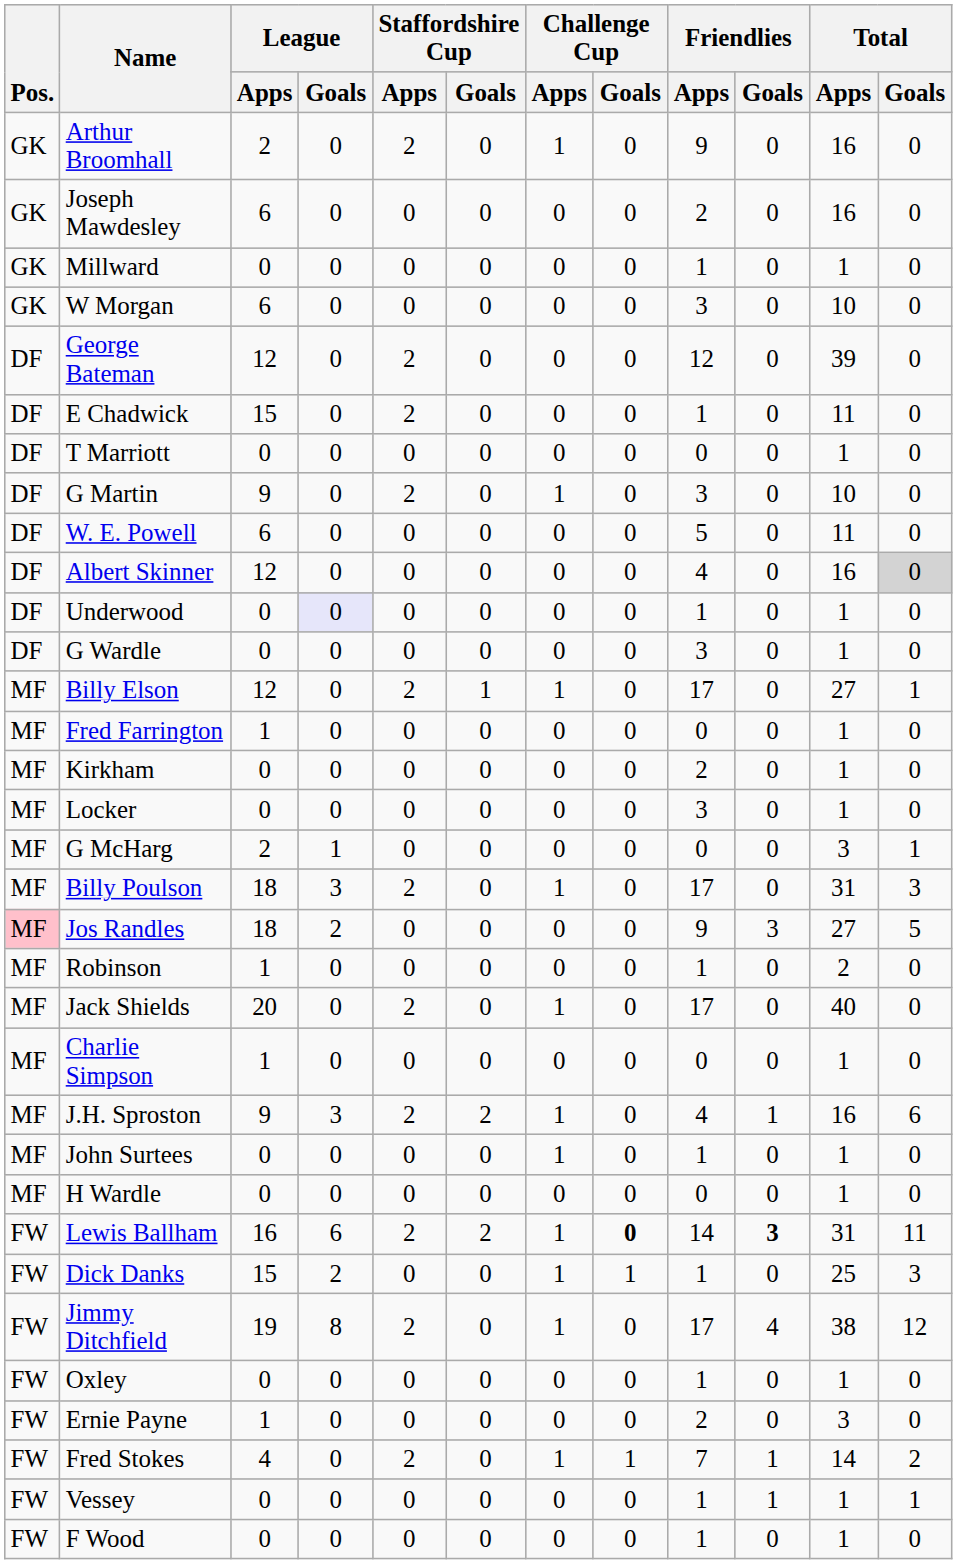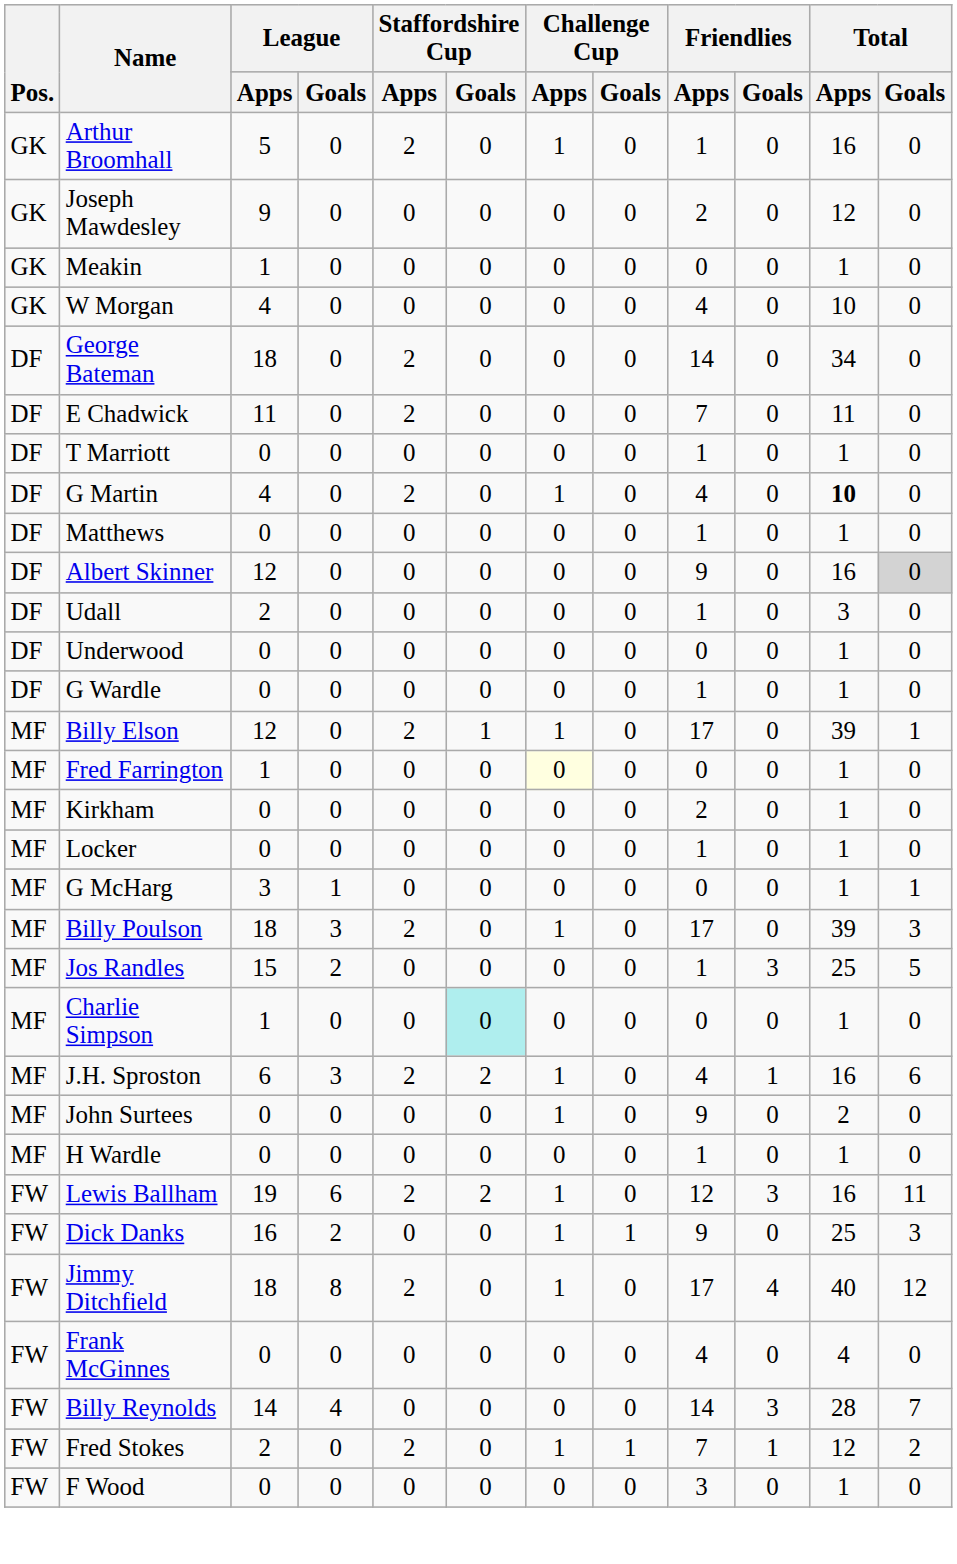(265, 145) 2 -> (265, 145) 5
(701, 145) 9 -> (701, 145) 1
(265, 213) 6 -> (265, 213) 9
(844, 213) 16 -> (844, 213) 12
+ row: (104, 266)
- row: (112, 266)
(265, 306) 6 -> (265, 306) 4
(701, 306) 3 -> (701, 306) 4
(265, 360) 12 -> (265, 360) 18
(701, 360) 12 -> (701, 360) 14
(844, 360) 39 -> (844, 360) 34
(265, 413) 15 -> (265, 413) 11
(701, 413) 1 -> (701, 413) 7
(701, 453) 0 -> (701, 453) 1
(265, 492) 9 -> (265, 492) 4
(701, 492) 3 -> (701, 492) 4
(844, 492) normal -> (844, 492) bold
+ row: (115, 532)
- row: (131, 532)
(701, 572) 4 -> (701, 572) 9
+ row: (93, 611)
(336, 611) lavender background -> (336, 651) no background
(701, 611) 1 -> (701, 651) 0
(701, 651) 3 -> (701, 690) 1
(844, 690) 27 -> (844, 730) 39
(559, 730) no background -> (559, 769) lightyellow background
(701, 809) 3 -> (701, 849) 1
(265, 849) 2 -> (265, 888) 3
(844, 849) 3 -> (844, 888) 1
(844, 888) 31 -> (844, 928) 39
(29, 928) pink background -> (29, 967) no background
(265, 928) 18 -> (265, 967) 15
(701, 928) 9 -> (701, 967) 1
(844, 928) 27 -> (844, 967) 25
- row: (114, 967)
- row: (128, 1007)
(485, 1061) no background -> (485, 1021) paleturquoise background
(265, 1114) 9 -> (265, 1075) 6
(701, 1154) 1 -> (701, 1114) 9
(844, 1154) 1 -> (844, 1114) 2
(701, 1193) 0 -> (701, 1154) 1
(265, 1233) 16 -> (265, 1193) 19
(630, 1233) bold -> (630, 1193) normal
(701, 1233) 14 -> (701, 1193) 12
(772, 1233) bold -> (772, 1193) normal
(844, 1233) 31 -> (844, 1193) 16
(265, 1273) 15 -> (265, 1233) 16
(701, 1273) 1 -> (701, 1233) 9
(265, 1326) 19 -> (265, 1287) 18
(844, 1326) 38 -> (844, 1287) 40
+ row: (118, 1354)
- row: (96, 1380)
- row: (126, 1419)
+ row: (141, 1408)
(265, 1459) 4 -> (265, 1447) 2
(844, 1459) 14 -> (844, 1447) 12
- row: (100, 1499)
(701, 1538) 1 -> (701, 1487) 3
